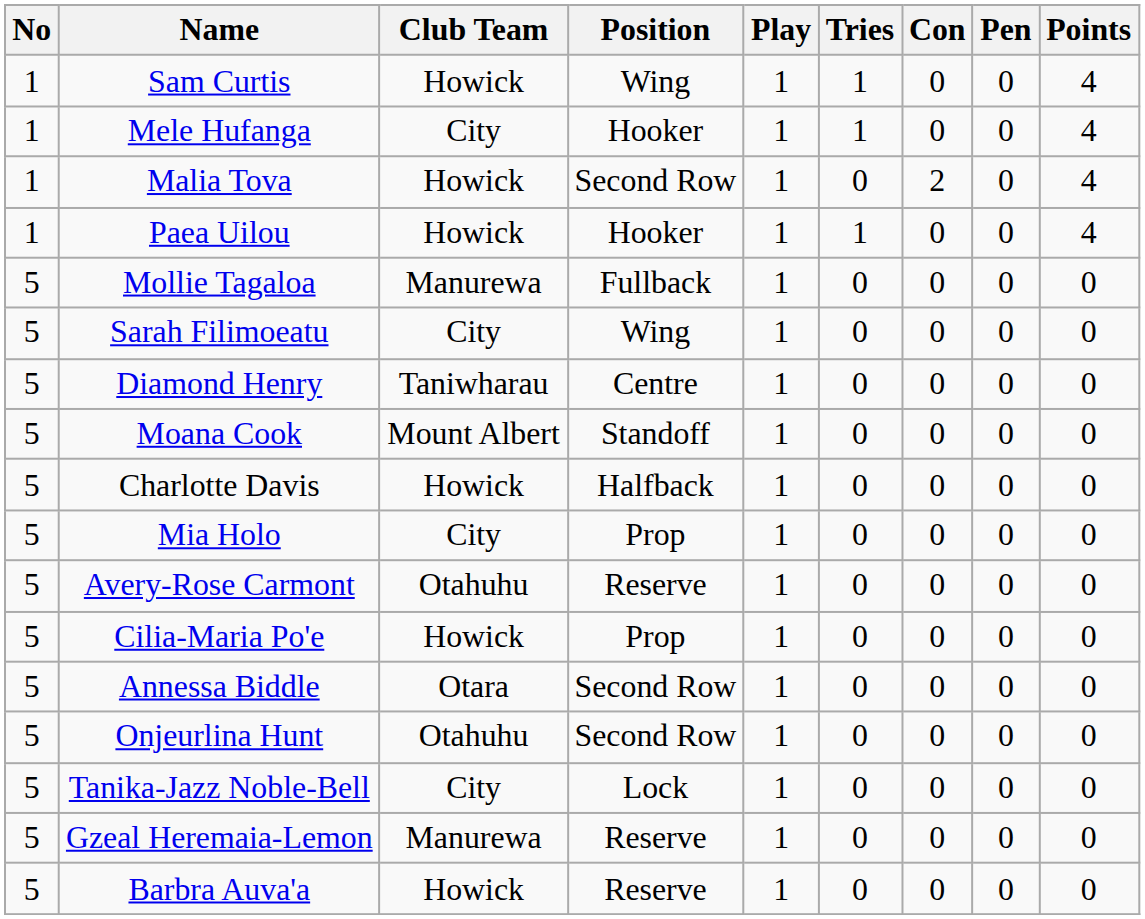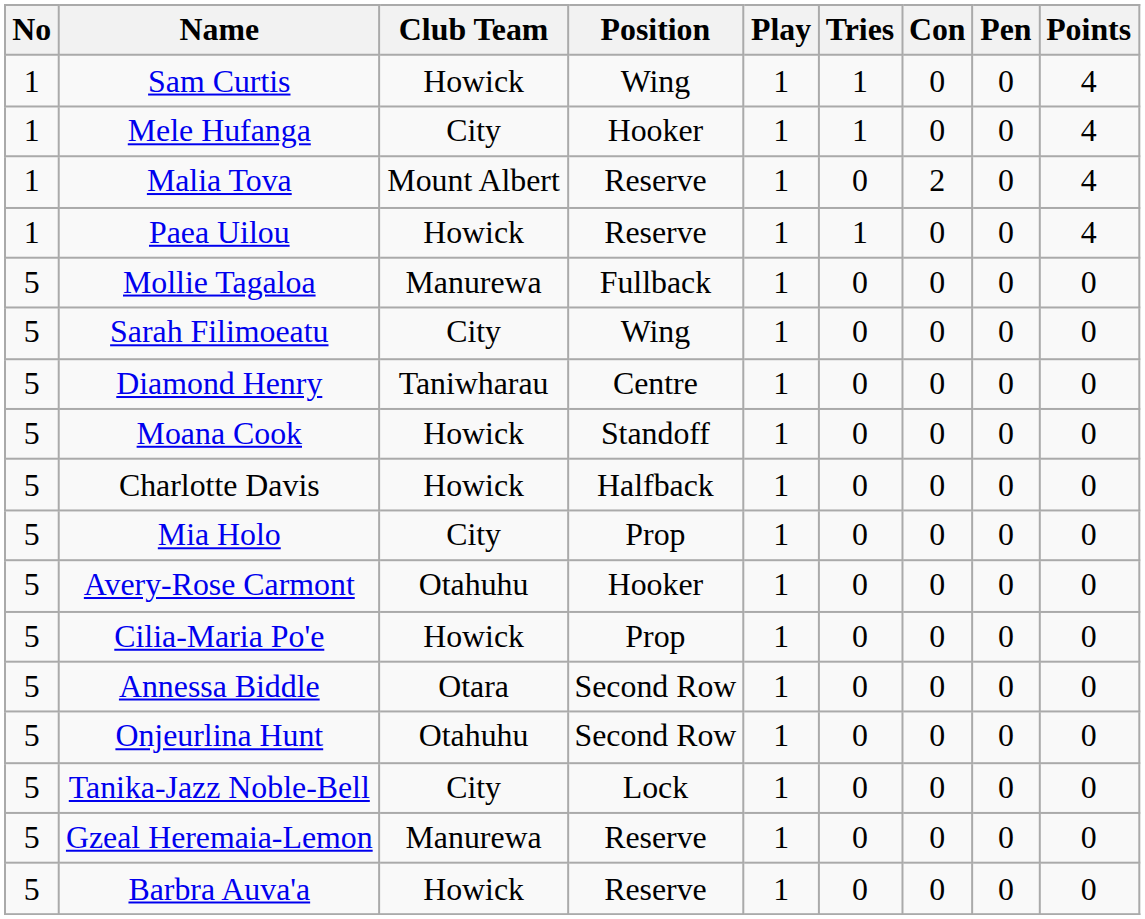(474, 181) Howick -> (474, 181) Mount Albert
(655, 181) Second Row -> (655, 181) Reserve
(655, 231) Hooker -> (655, 231) Reserve
(474, 433) Mount Albert -> (474, 433) Howick
(655, 585) Reserve -> (655, 585) Hooker
